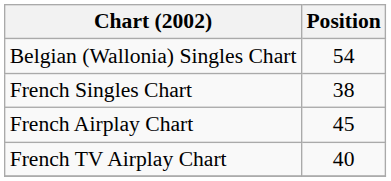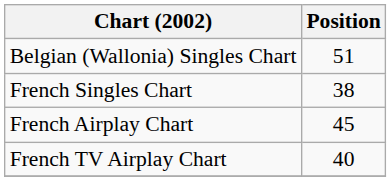(344, 55) 54 -> (344, 55) 51
